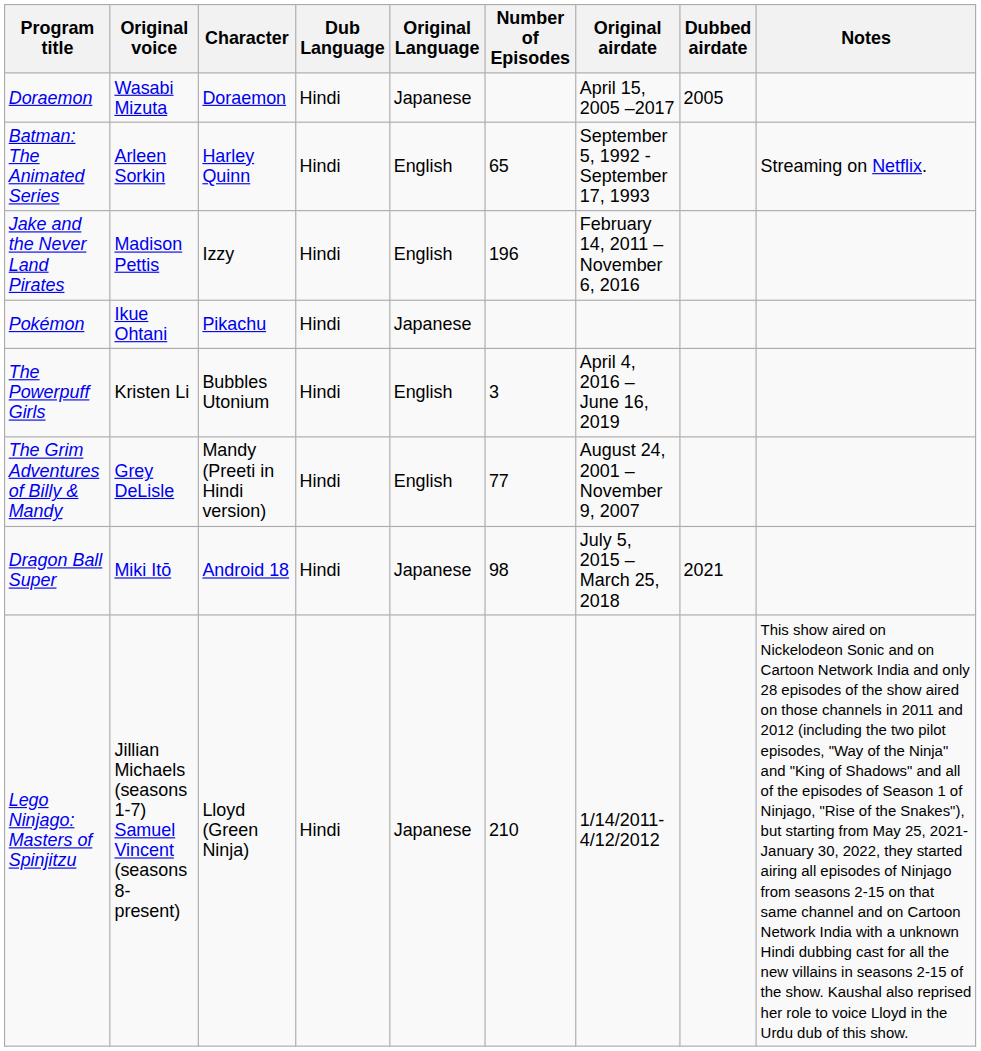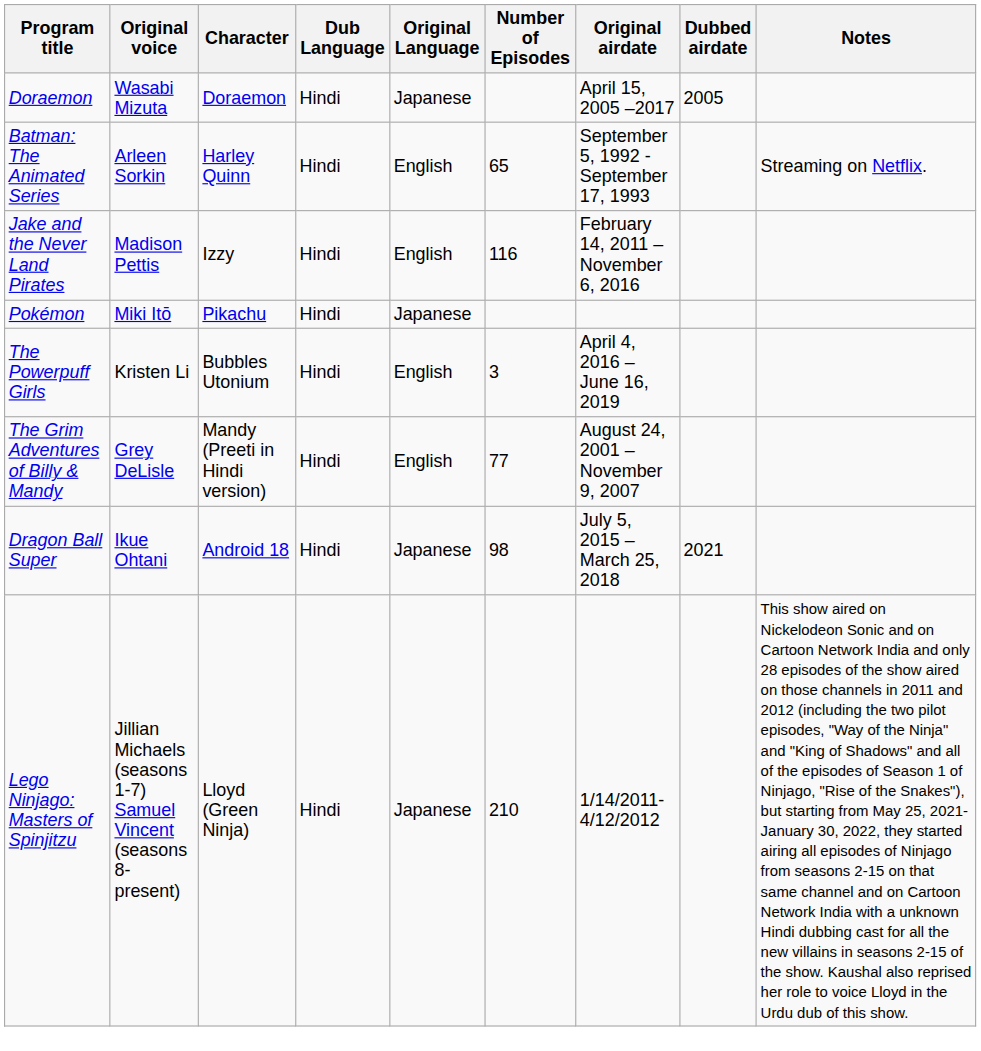(504, 255) 196 -> (503, 255) 116
(141, 323) Ikue Ohtani -> (143, 313) Miki Itō
(143, 570) Miki Itō -> (141, 550) Ikue Ohtani
